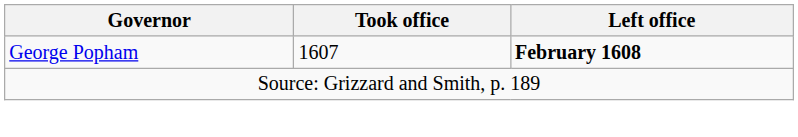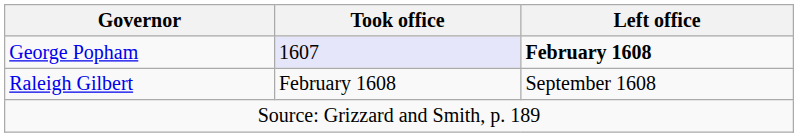(318, 52) no background -> (299, 52) lavender background
+ row: (71, 83)
